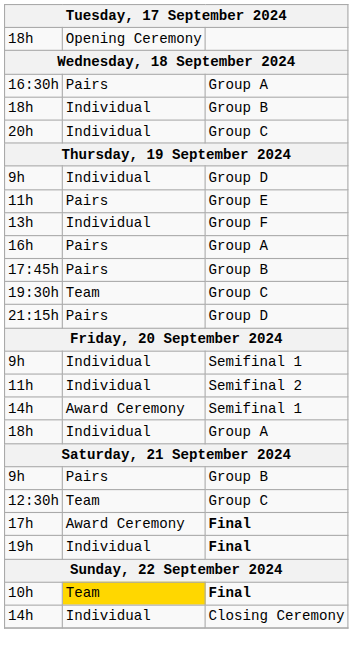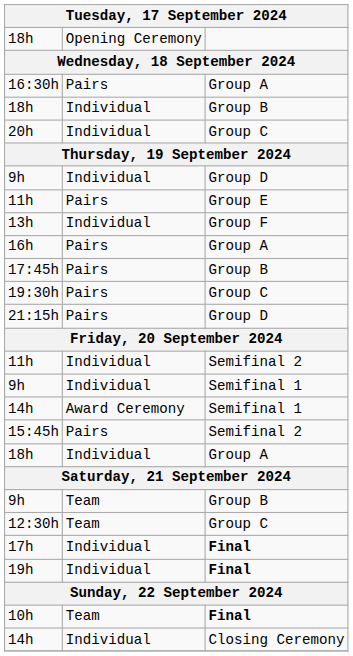(83, 293) Team -> (87, 293) Pairs
rows swapped: (16, 363) <-> (21, 386)
+ row: (33, 432)
(87, 478) Pairs -> (83, 501) Team
(125, 524) Award Ceremony -> (108, 547) Individual
(83, 593) gold background -> (83, 617) no background
